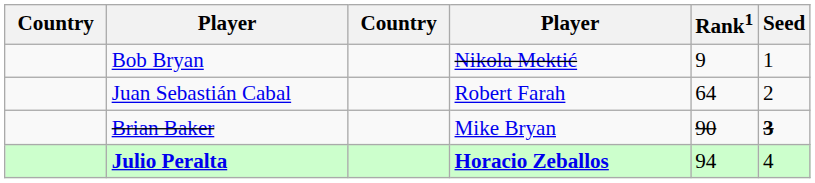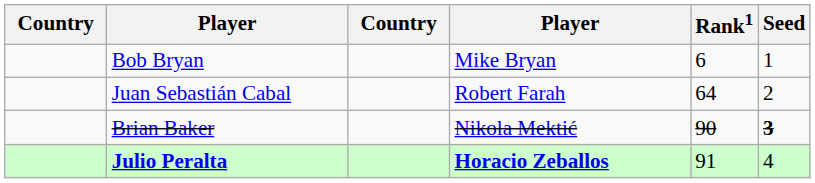(516, 60) Nikola Mektić -> (505, 60) Mike Bryan
(701, 60) 9 -> (701, 60) 6
(505, 127) Mike Bryan -> (516, 127) Nikola Mektić
(706, 160) 94 -> (706, 160) 91
